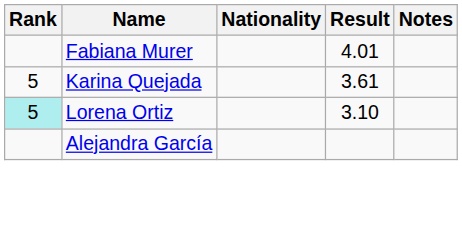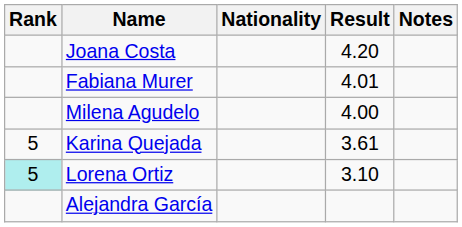+ row: (121, 50)
+ row: (133, 112)
